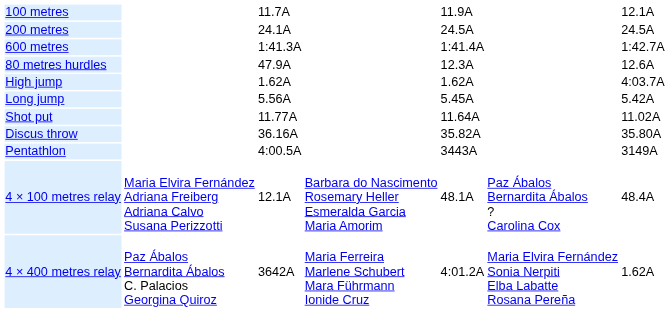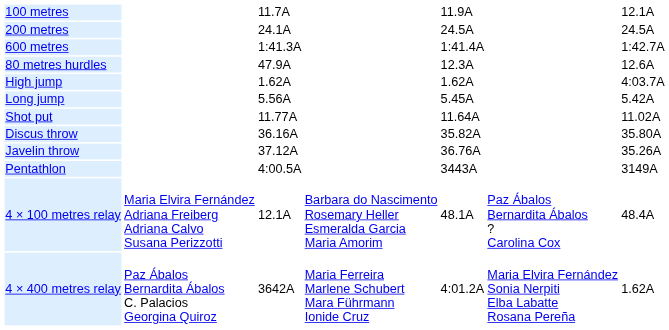+ row: (42, 151)
